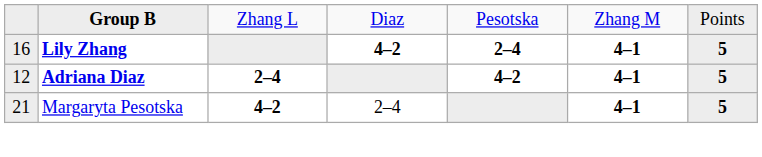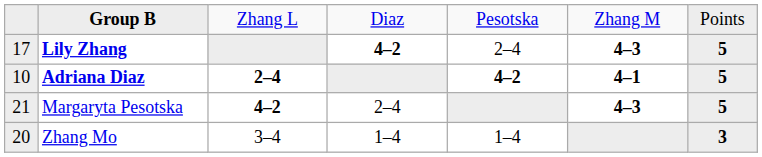(21, 49) 16 -> (21, 49) 17
(507, 49) bold -> (507, 49) normal
(627, 49) 4–1 -> (627, 49) 4–3
(21, 78) 12 -> (21, 78) 10
(627, 107) 4–1 -> (627, 107) 4–3
+ row: (79, 137)
